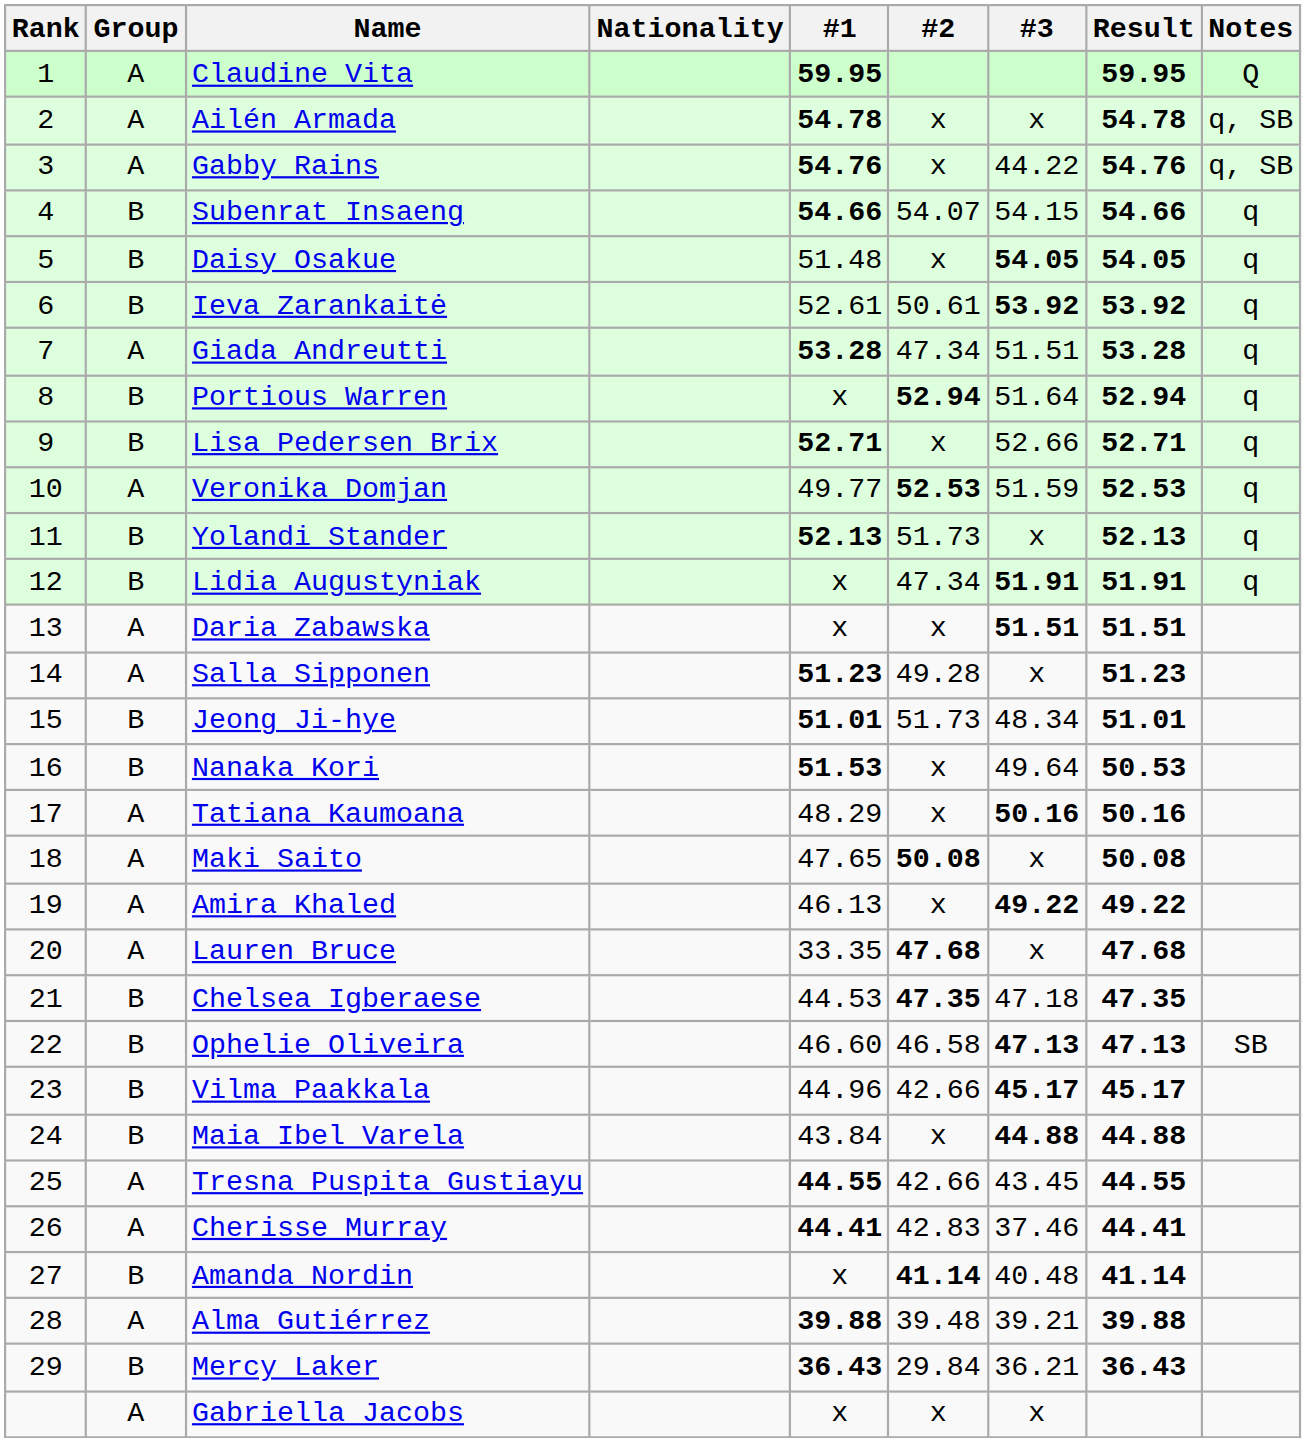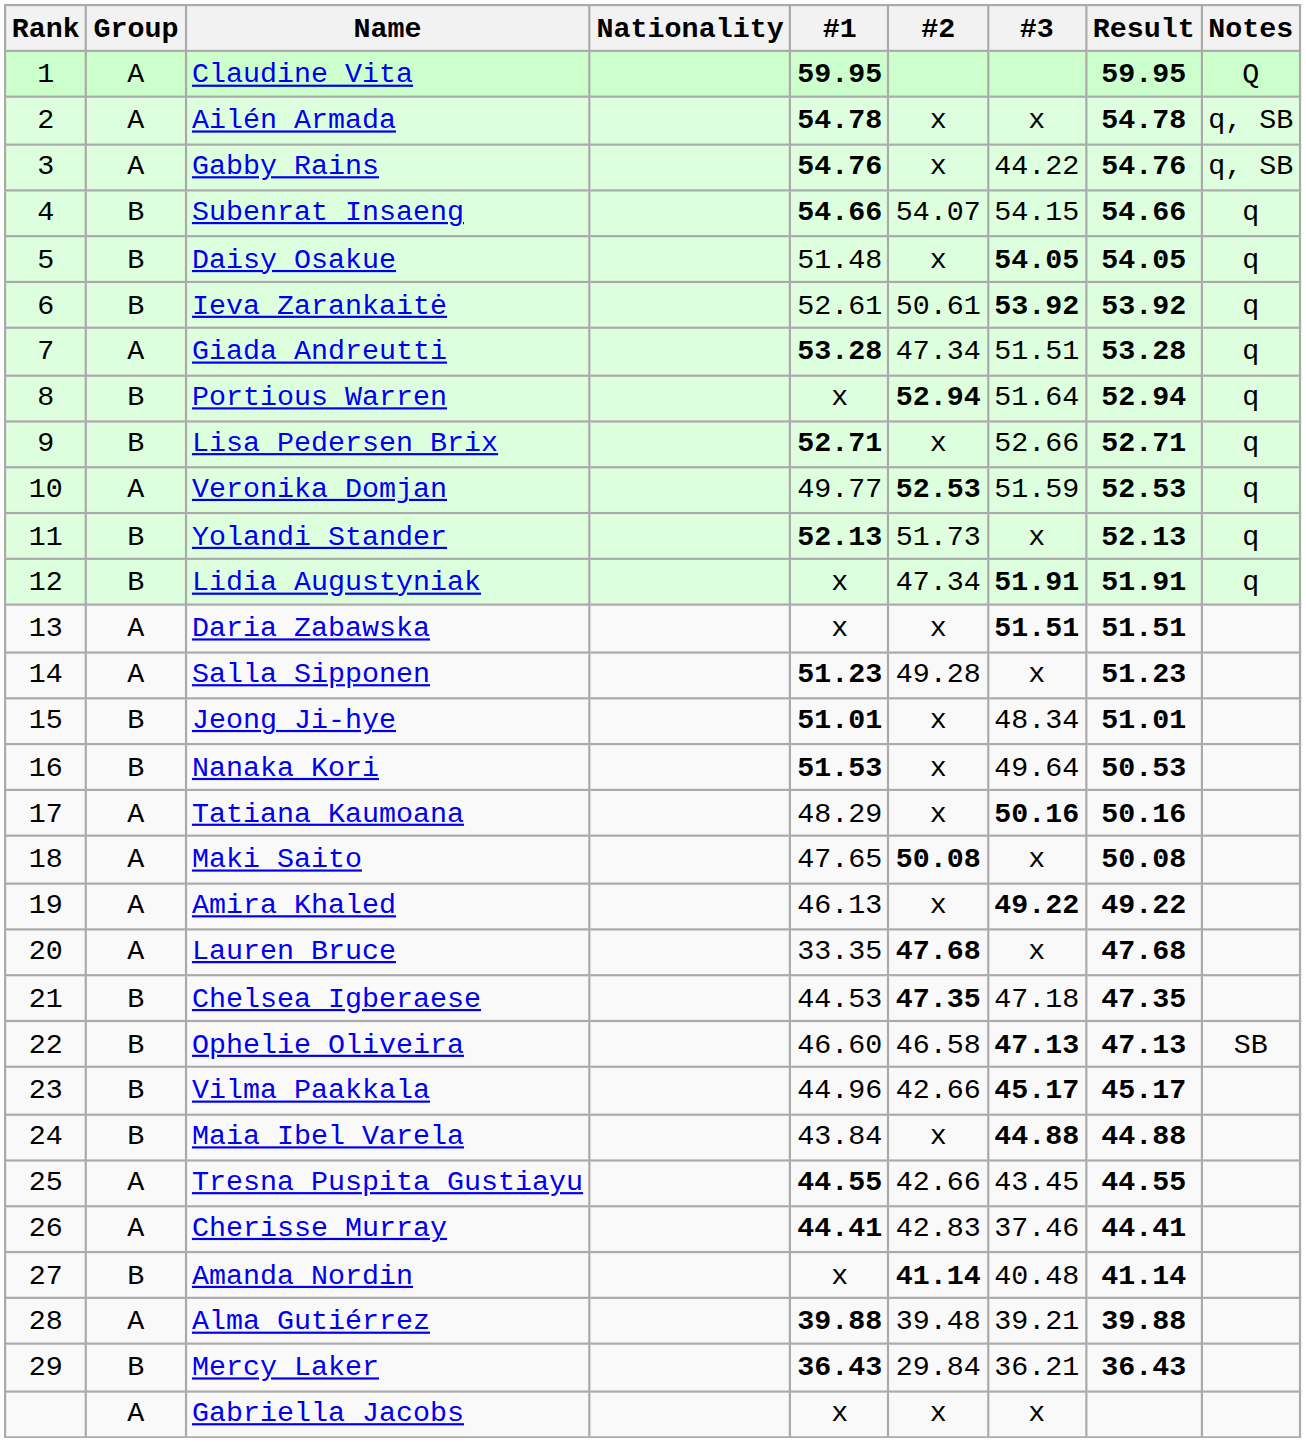(938, 721) 51.73 -> (938, 721) x
